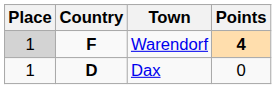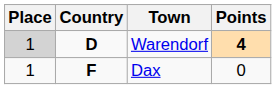(91, 44) F -> (91, 44) D
(91, 70) D -> (91, 70) F
